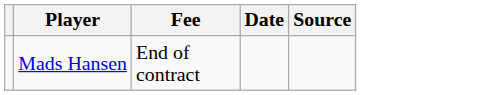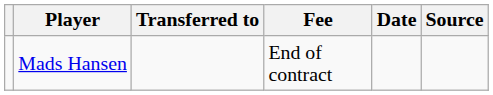+ column: (198, 20)
